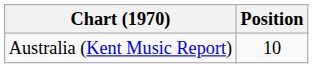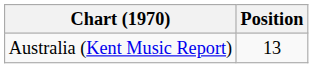(272, 47) 10 -> (272, 47) 13
